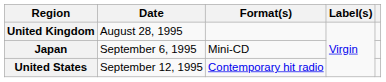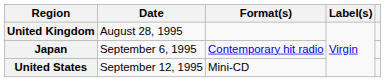(229, 49) Mini-CD -> (266, 49) Contemporary hit radio
(266, 67) Contemporary hit radio -> (229, 67) Mini-CD
